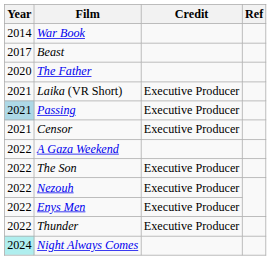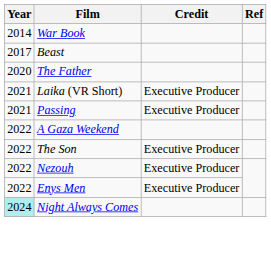(19, 110) lightblue background -> (19, 110) no background
- row: (55, 129)
- row: (58, 226)
